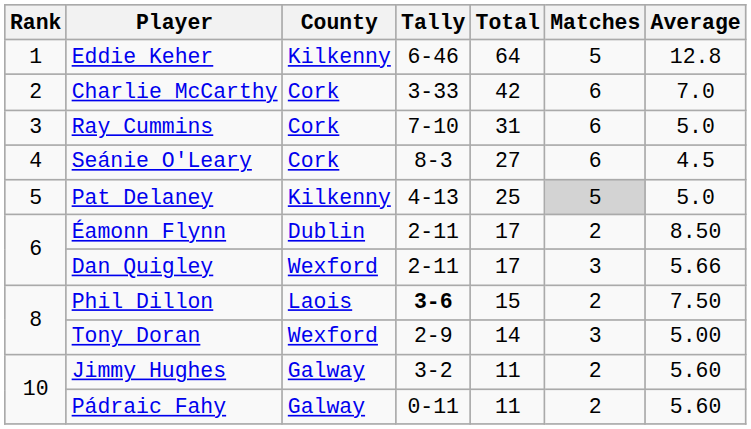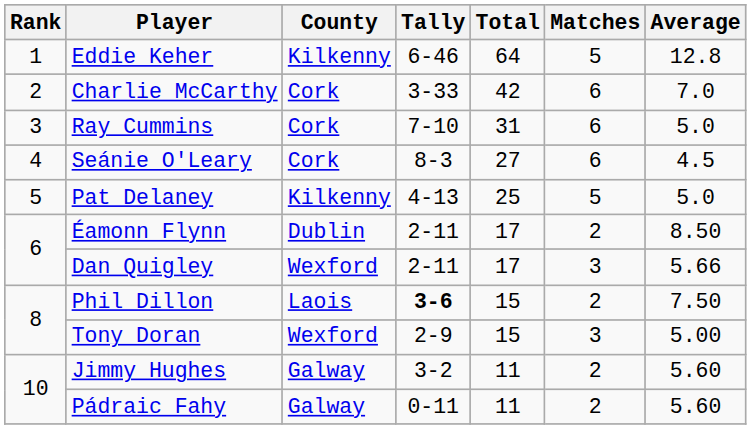(595, 197) lightgrey background -> (595, 197) no background
(508, 337) 14 -> (508, 337) 15
